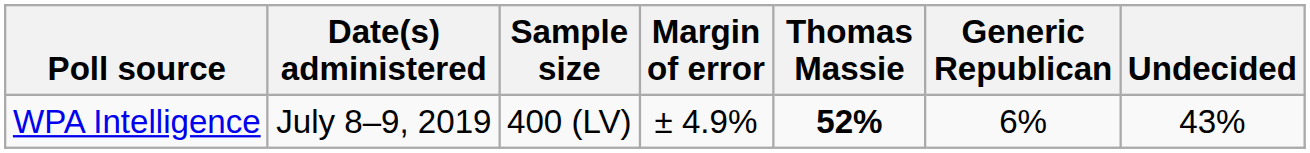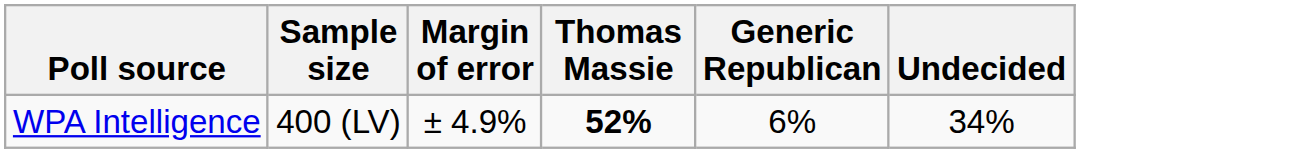- column: (384, 50)
(1212, 121) 43% -> (982, 121) 34%
